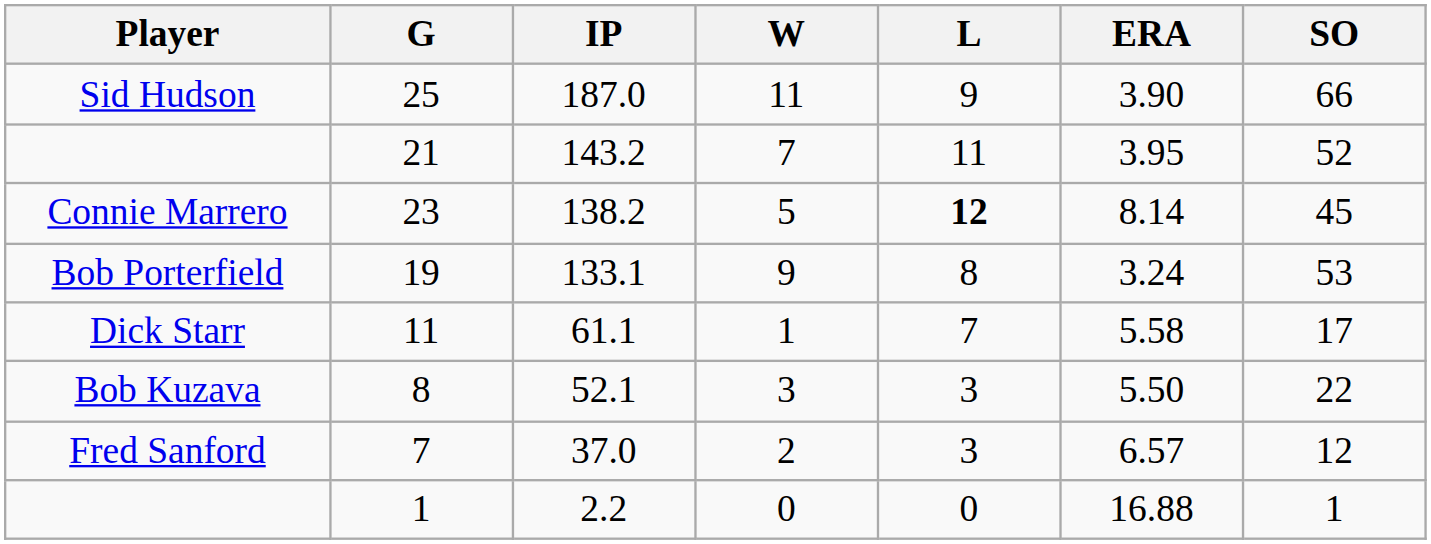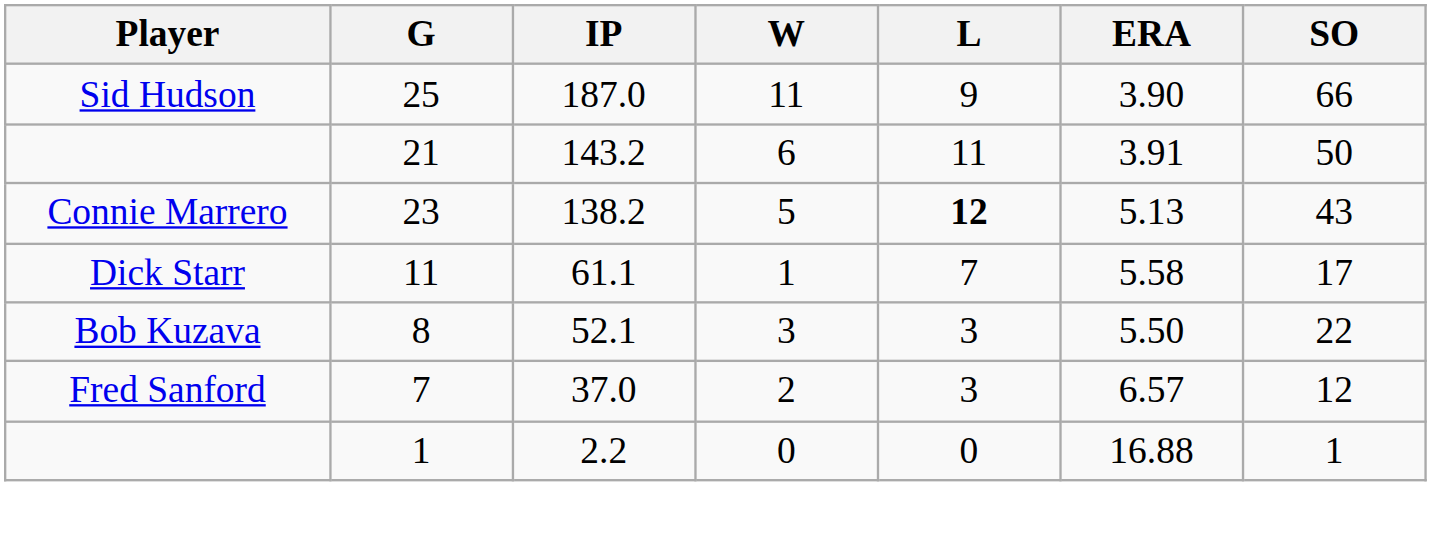(786, 152) 7 -> (786, 152) 6
(1151, 152) 3.95 -> (1151, 152) 3.91
(1334, 152) 52 -> (1334, 152) 50
(1151, 212) 8.14 -> (1151, 212) 5.13
(1334, 212) 45 -> (1334, 212) 43
- row: (421, 271)
